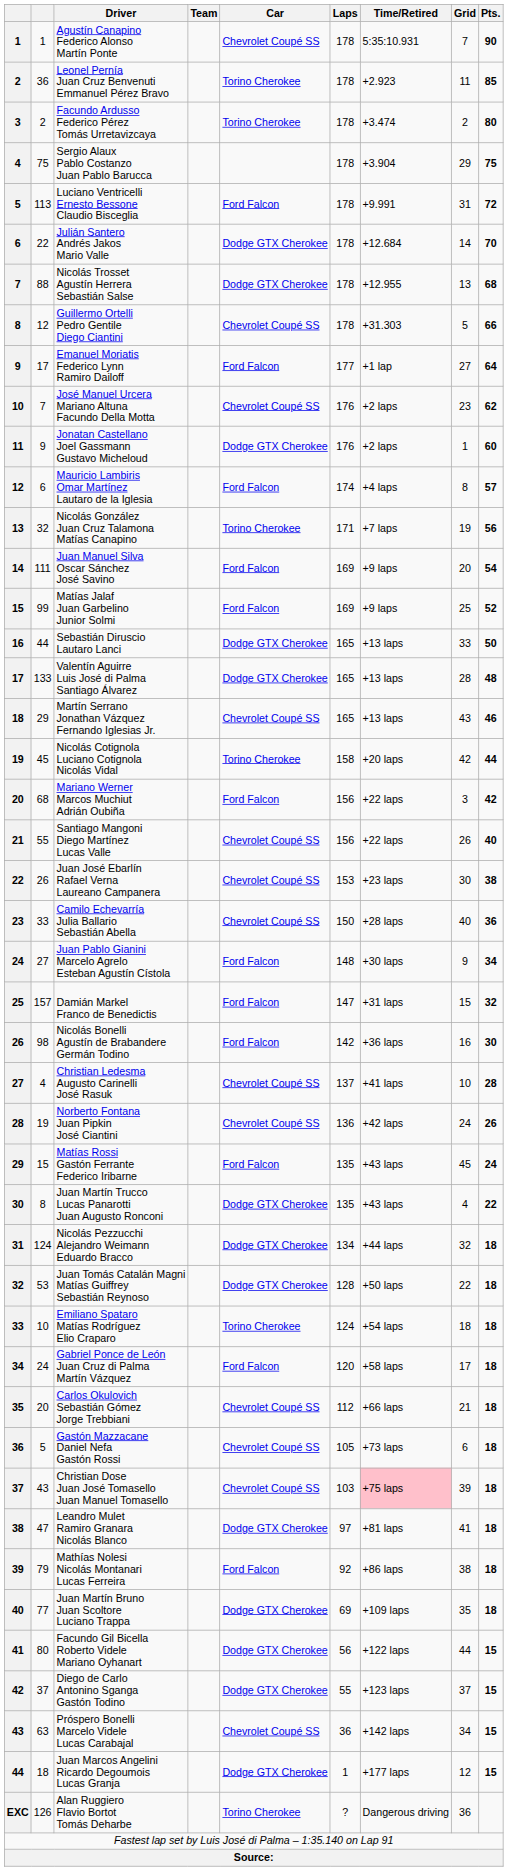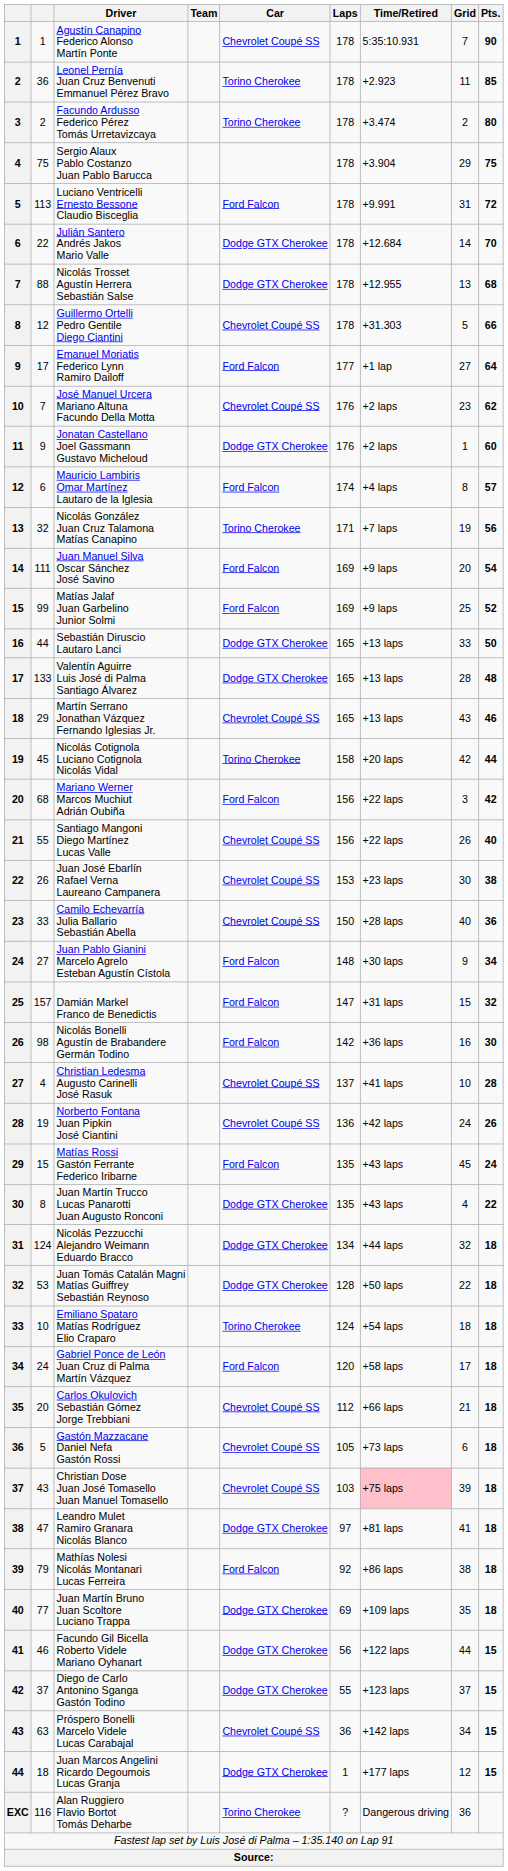(43, 1651) 80 -> (43, 1651) 46
(43, 1813) 126 -> (43, 1813) 116
